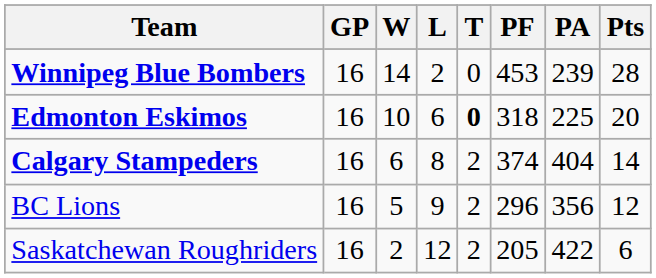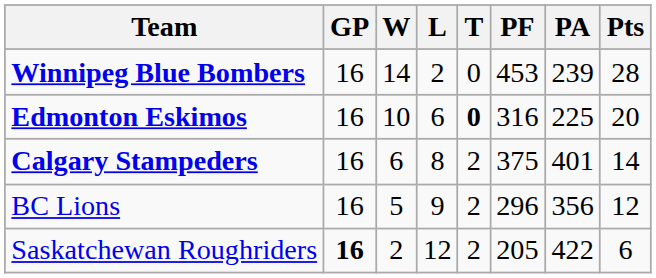(517, 116) 318 -> (517, 116) 316
(517, 160) 374 -> (517, 160) 375
(573, 160) 404 -> (573, 160) 401
(350, 250) normal -> (350, 250) bold
